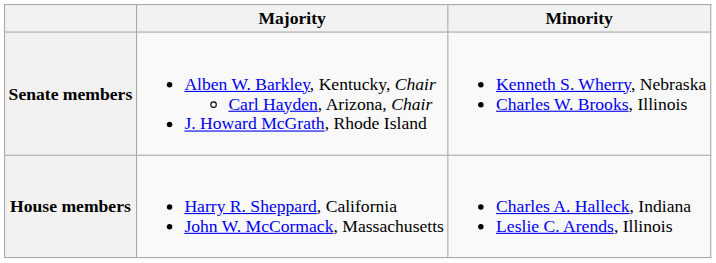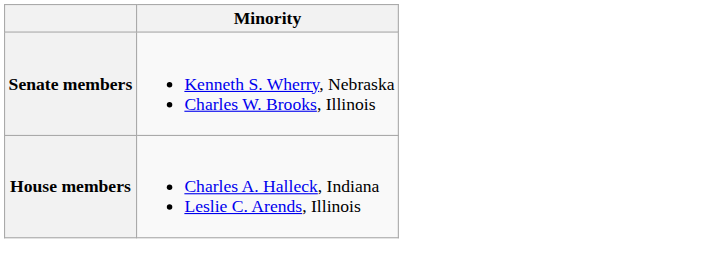- column: (292, 18)
